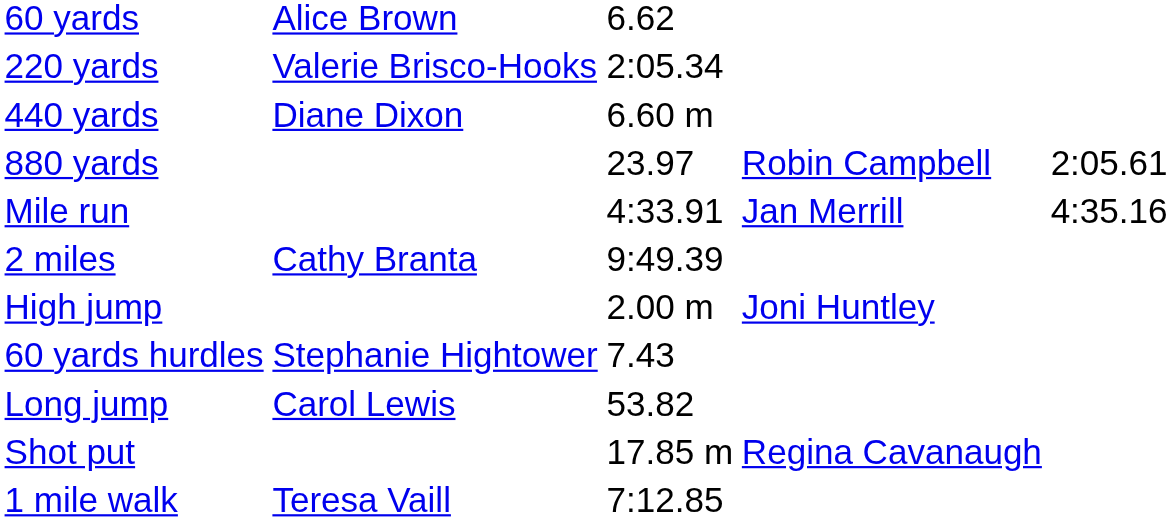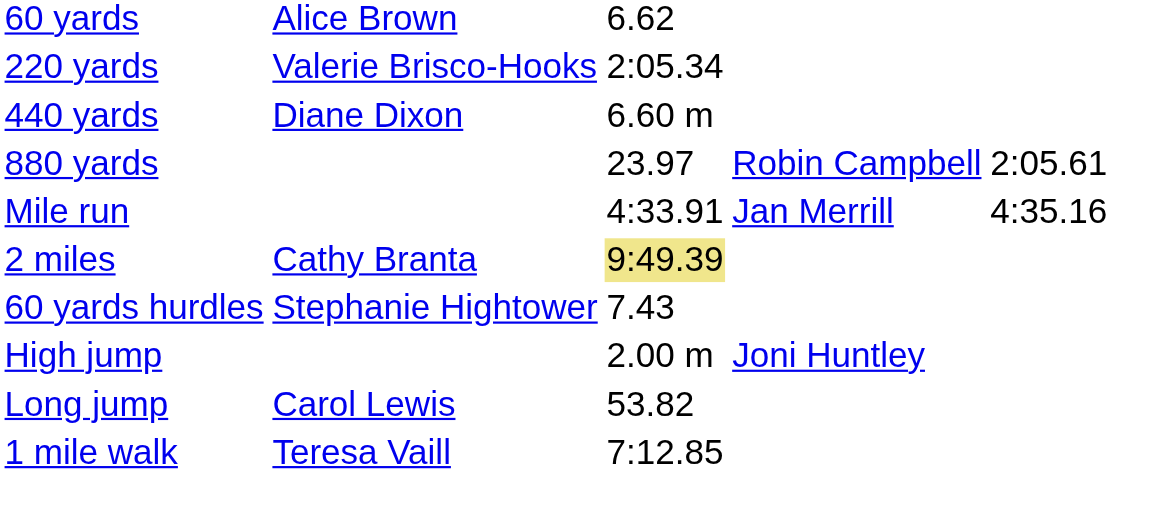(665, 259) no background -> (665, 259) khaki background
rows swapped: (134, 355) <-> (83, 307)
- row: (70, 452)
